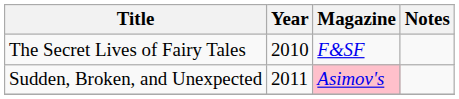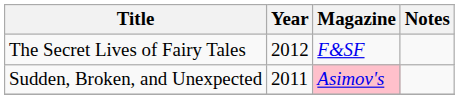(290, 49) 2010 -> (290, 49) 2012
